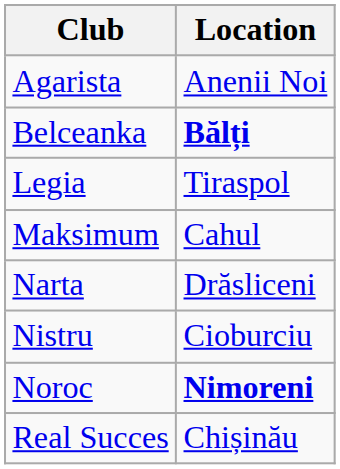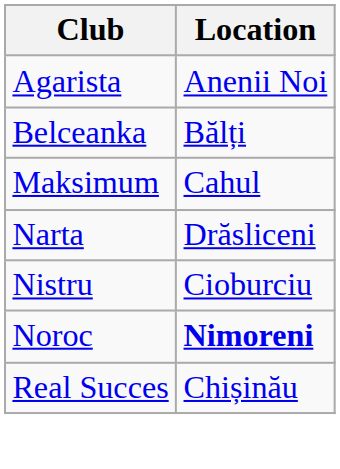(217, 132) bold -> (215, 132) normal
- row: (49, 183)
